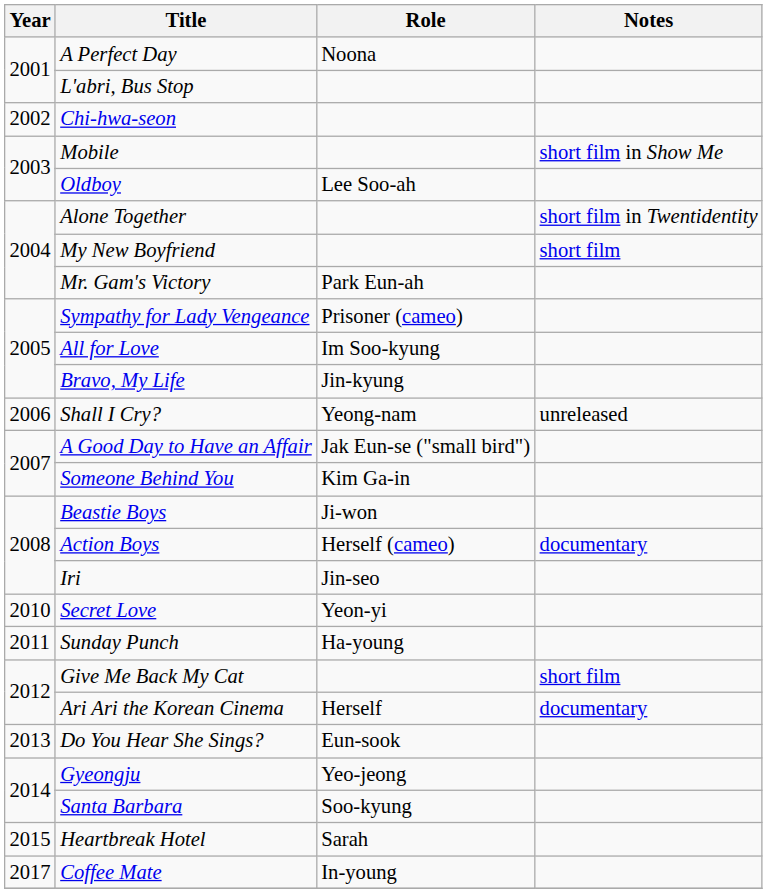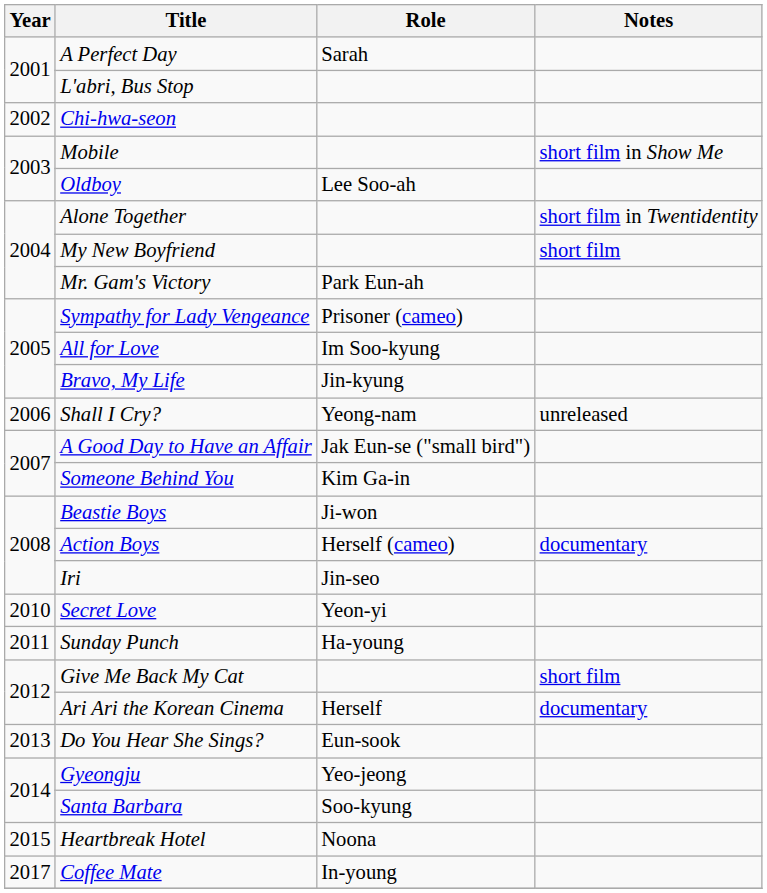(349, 53) Noona -> (345, 53) Sarah
(345, 839) Sarah -> (349, 839) Noona
